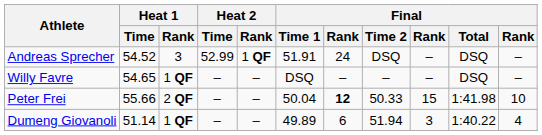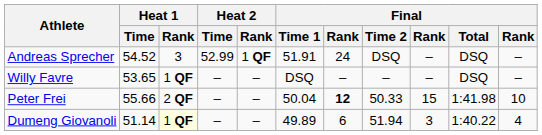(139, 78) 54.65 -> (139, 78) 53.65
(178, 120) no background -> (178, 120) lightyellow background
